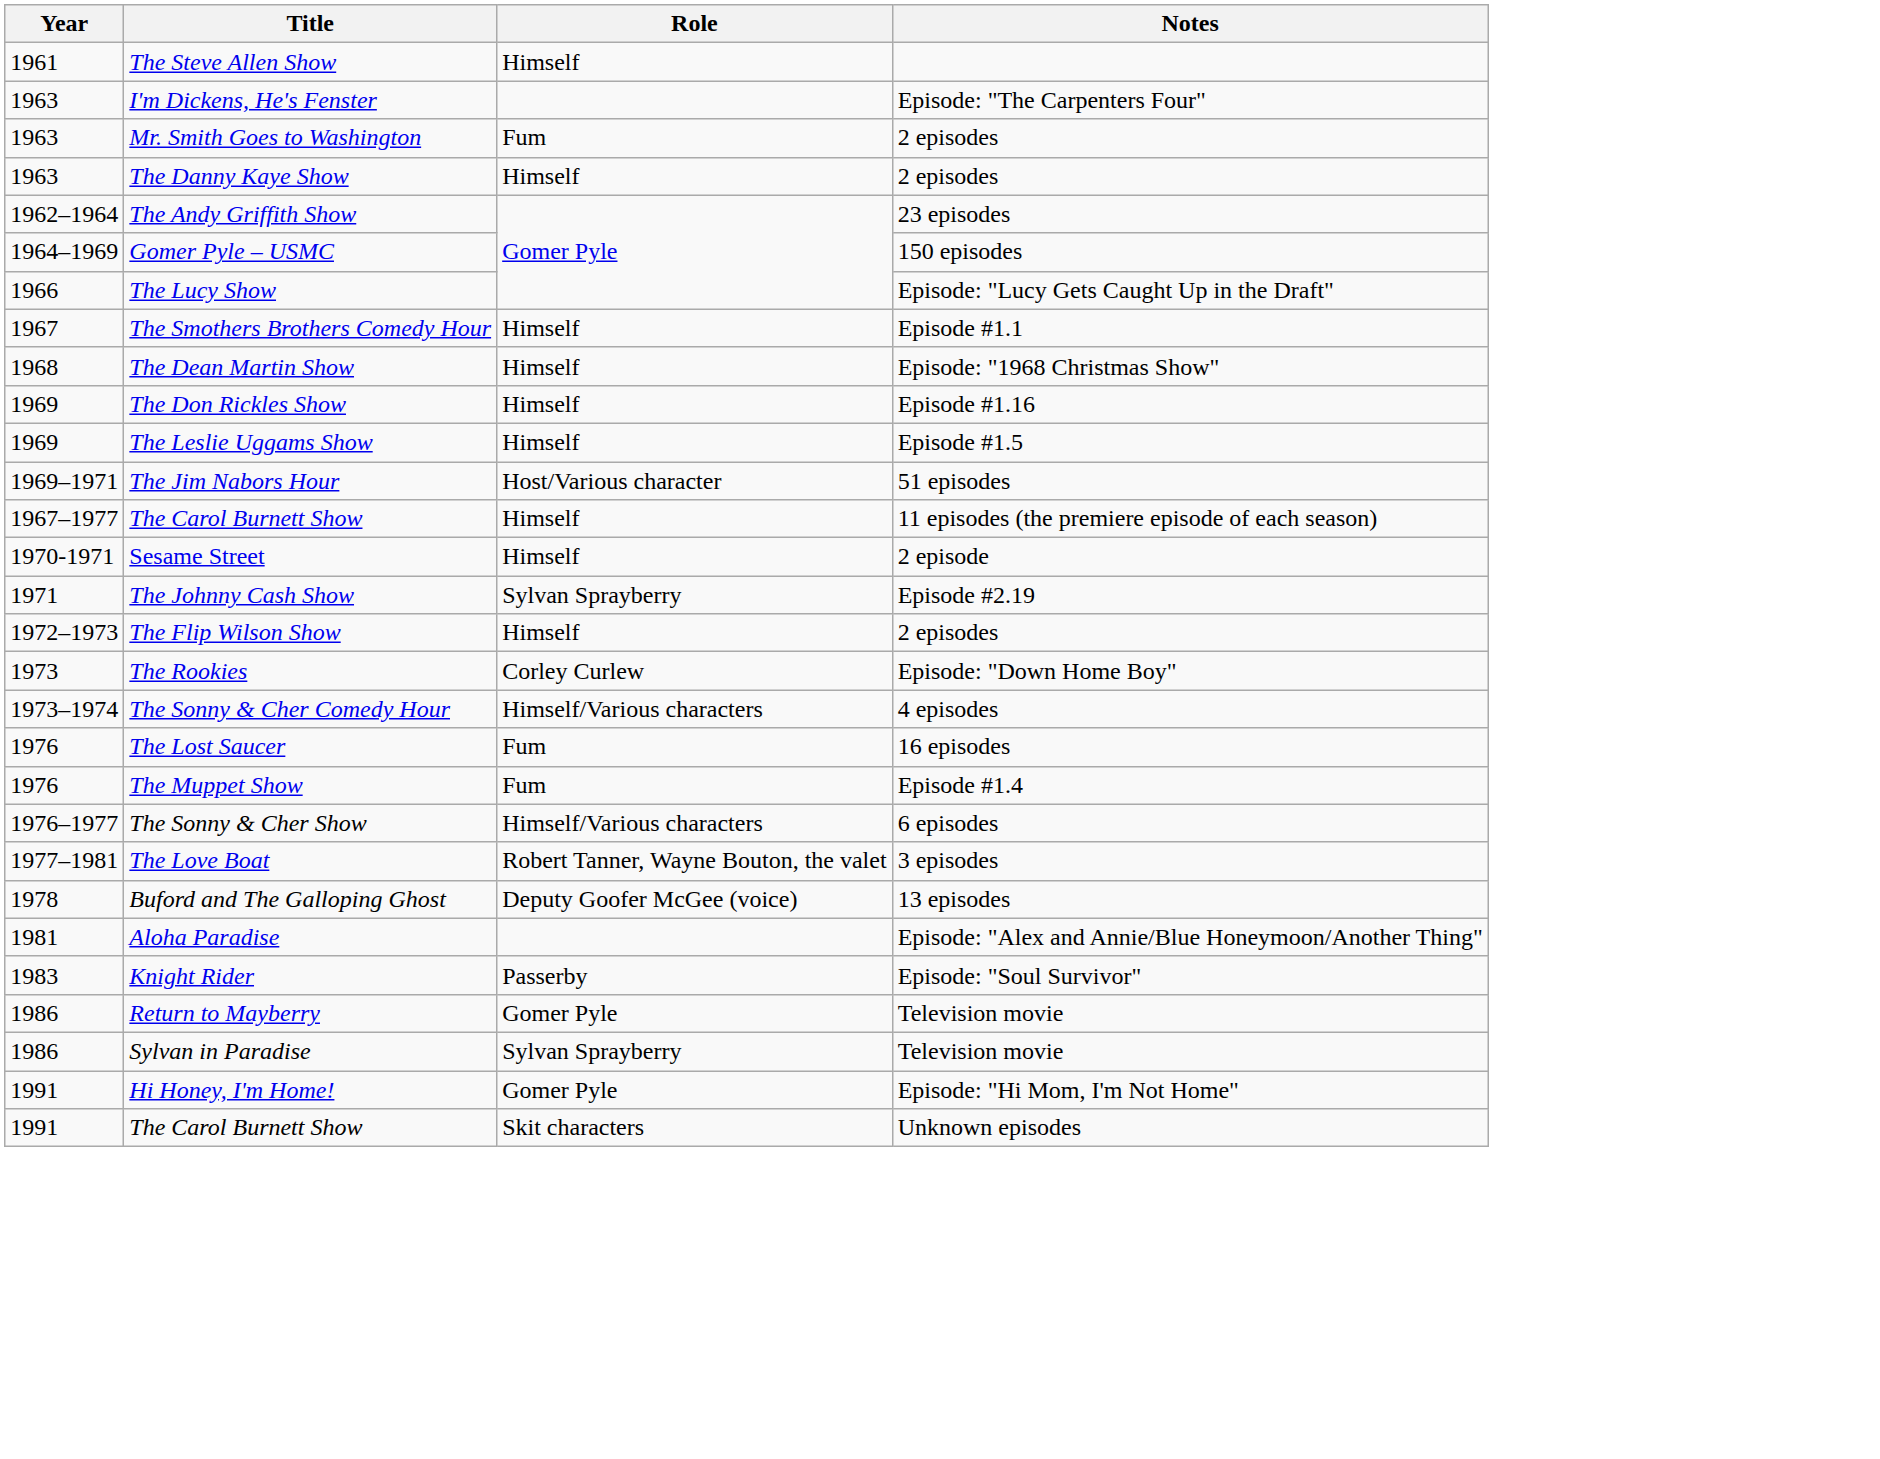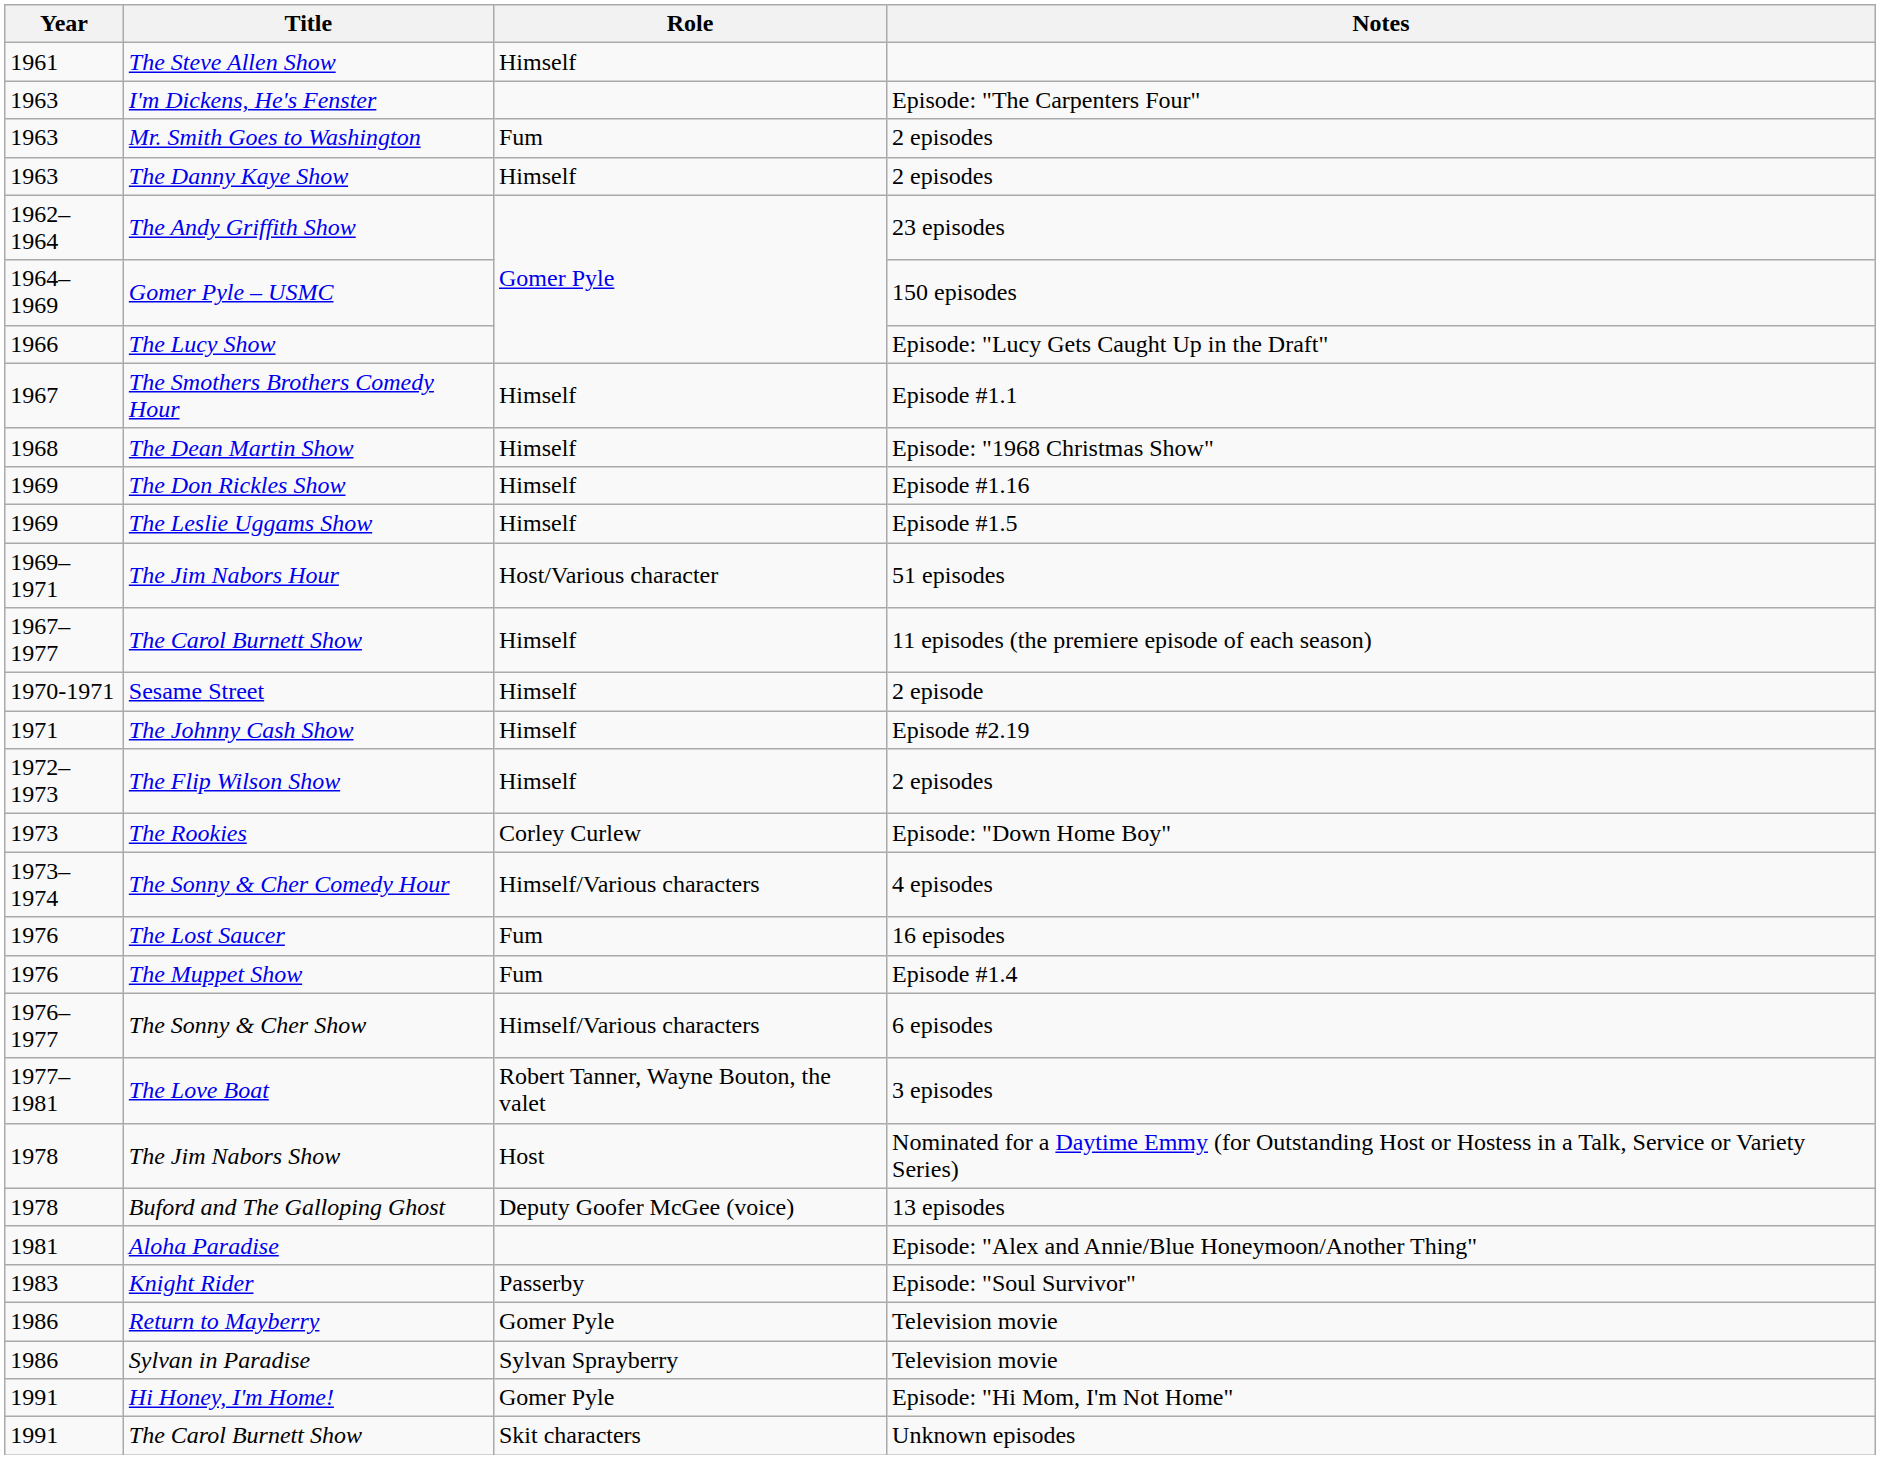(592, 594) Sylvan Sprayberry -> (538, 729) Himself
+ row: (235, 1155)
